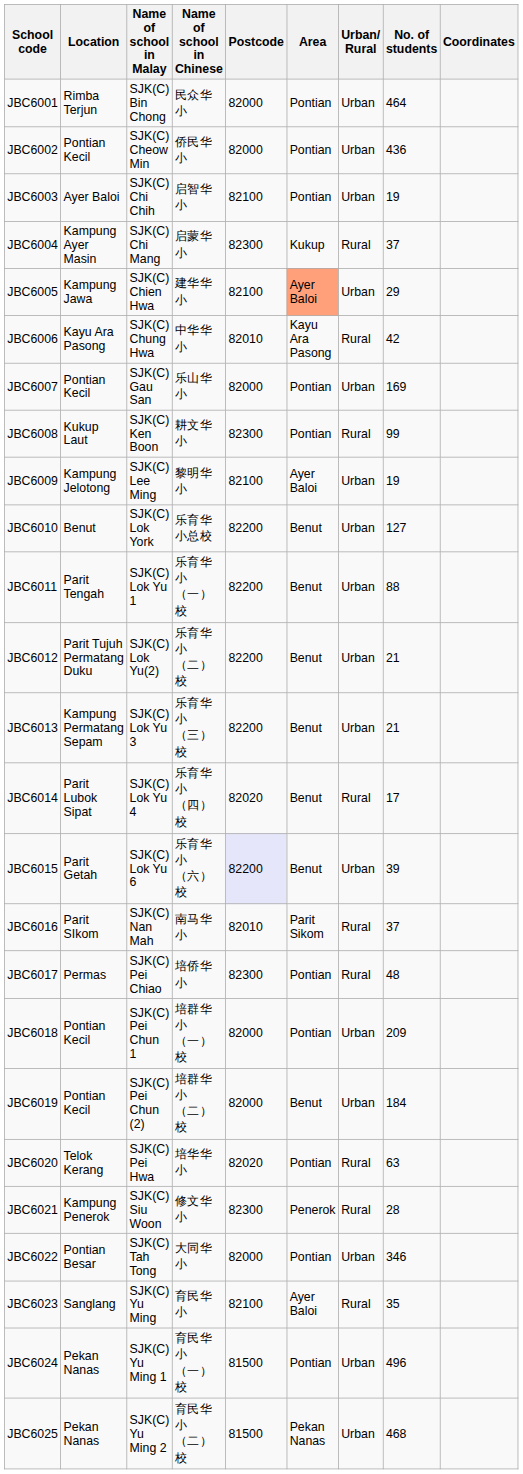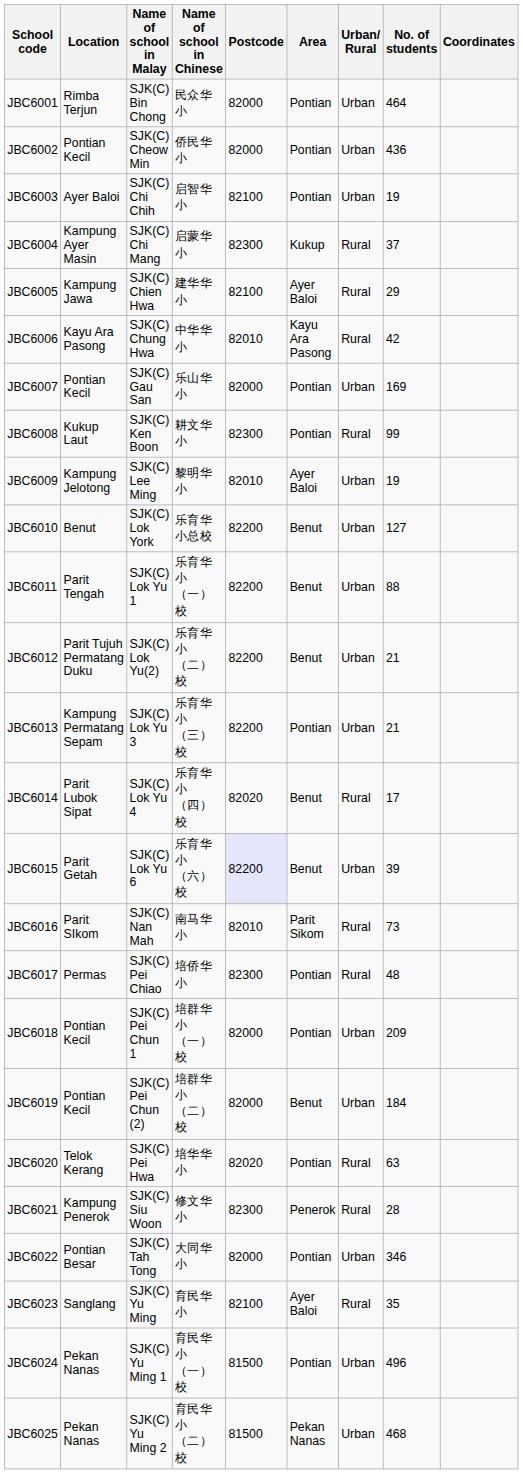(303, 292) lightsalmon background -> (303, 292) no background
(358, 292) Urban -> (356, 292) Rural
(246, 481) 82100 -> (246, 481) 82010
(306, 727) Benut -> (311, 727) Pontian
(393, 927) 37 -> (393, 927) 73
